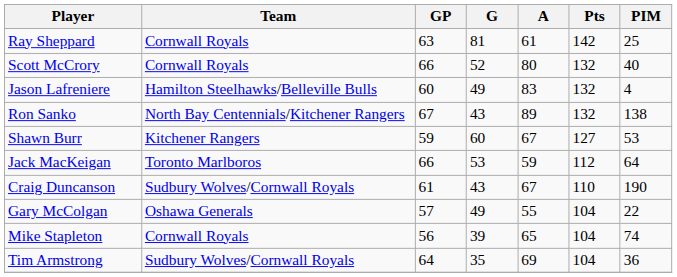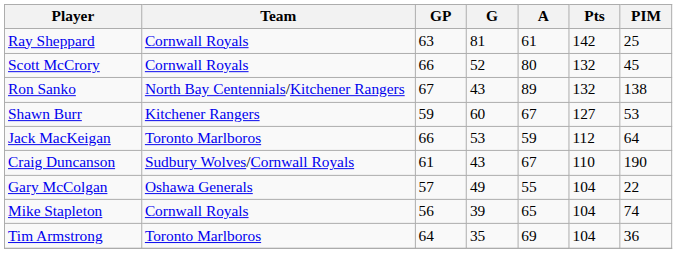(631, 65) 40 -> (631, 65) 45
- row: (59, 89)
(250, 260) Sudbury Wolves/Cornwall Royals -> (203, 235) Toronto Marlboros
